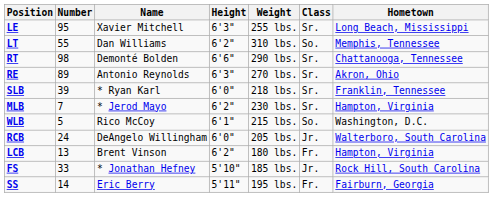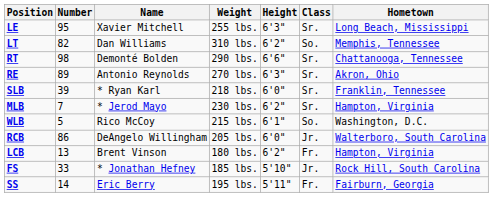columns swapped: (229, 12) <-> (274, 12)
(63, 44) 55 -> (63, 44) 82
(63, 138) 24 -> (63, 138) 86
